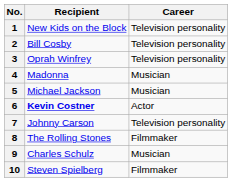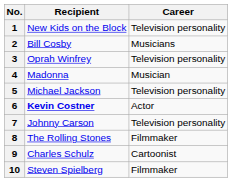(178, 43) Television personality -> (153, 43) Musicians
(151, 91) Musician -> (178, 91) Television personality
(151, 153) Musician -> (154, 153) Cartoonist
